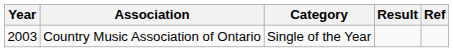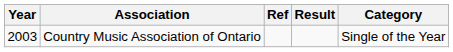columns swapped: (319, 15) <-> (435, 15)
